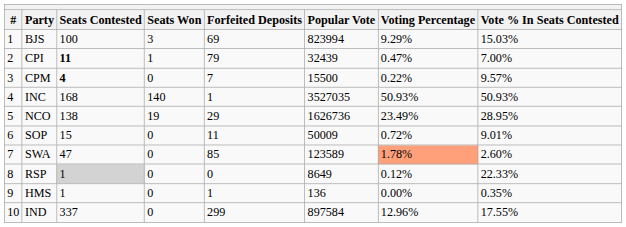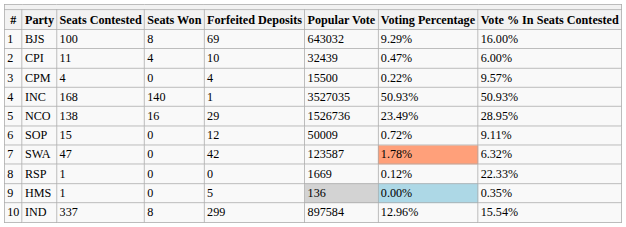(150, 39) 3 -> (150, 39) 8
(326, 39) 823994 -> (326, 39) 643032
(499, 39) 15.03% -> (499, 39) 16.00%
(65, 58) bold -> (65, 58) normal
(150, 58) 1 -> (150, 58) 4
(213, 58) 79 -> (213, 58) 10
(496, 58) 7.00% -> (496, 58) 6.00%
(63, 77) bold -> (63, 77) normal
(210, 77) 7 -> (210, 77) 4
(153, 116) 19 -> (153, 116) 16
(329, 116) 1626736 -> (329, 116) 1526736
(213, 135) 11 -> (213, 135) 12
(496, 135) 9.01% -> (496, 135) 9.11%
(213, 154) 85 -> (213, 154) 42
(326, 154) 123589 -> (326, 154) 123587
(496, 154) 2.60% -> (496, 154) 6.32%
(63, 174) lightgrey background -> (63, 174) no background
(320, 174) 8649 -> (320, 174) 1669
(210, 193) 1 -> (210, 193) 5
(317, 193) no background -> (317, 193) lightgrey background
(397, 193) no background -> (397, 193) lightblue background
(150, 212) 0 -> (150, 212) 8
(499, 212) 17.55% -> (499, 212) 15.54%
